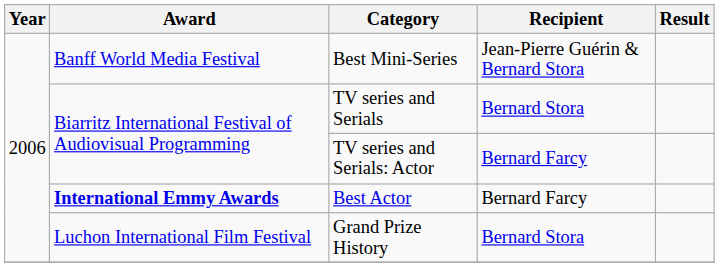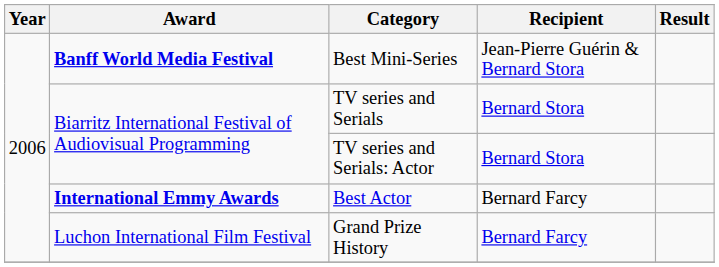(157, 58) normal -> (164, 58) bold
(534, 158) Bernard Farcy -> (533, 158) Bernard Stora
(533, 237) Bernard Stora -> (534, 237) Bernard Farcy
